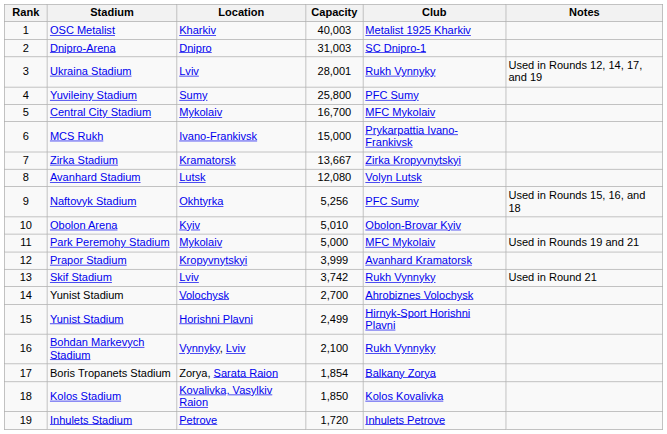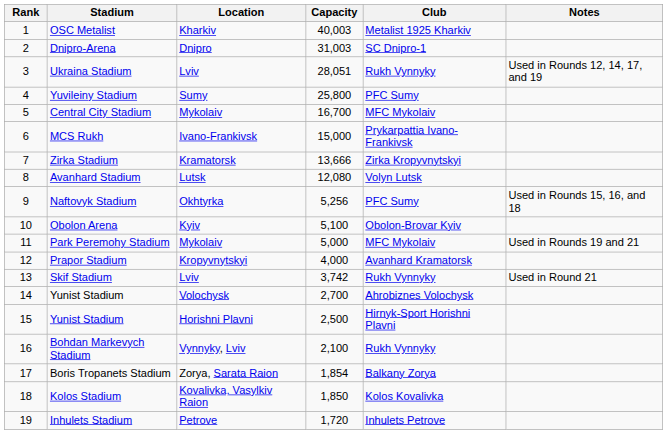(334, 71) 28,001 -> (334, 71) 28,051
(334, 160) 13,667 -> (334, 160) 13,666
(334, 225) 5,010 -> (334, 225) 5,100
(334, 260) 3,999 -> (334, 260) 4,000
(334, 319) 2,499 -> (334, 319) 2,500
